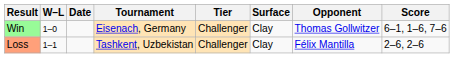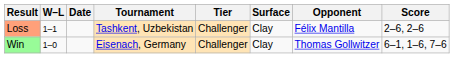rows swapped: (16, 28) <-> (17, 45)
